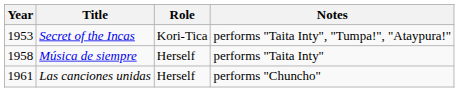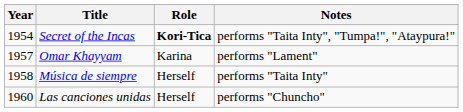(20, 35) 1953 -> (20, 35) 1954
(182, 35) normal -> (184, 35) bold
+ row: (81, 55)
(20, 76) 1961 -> (20, 96) 1960
